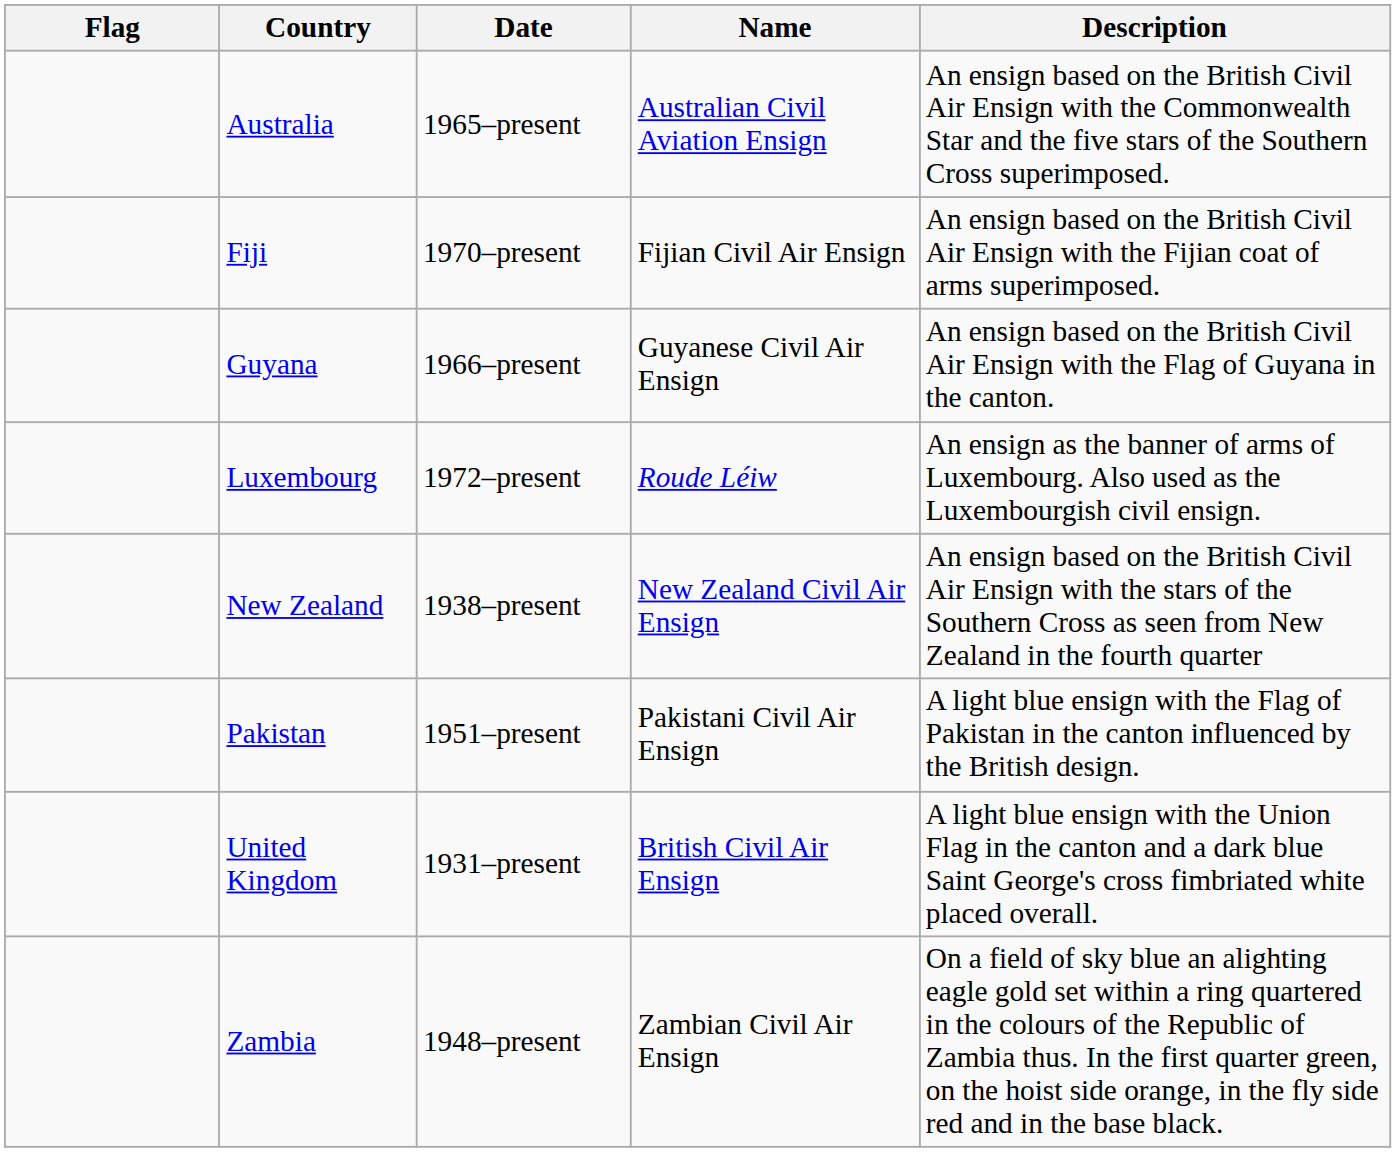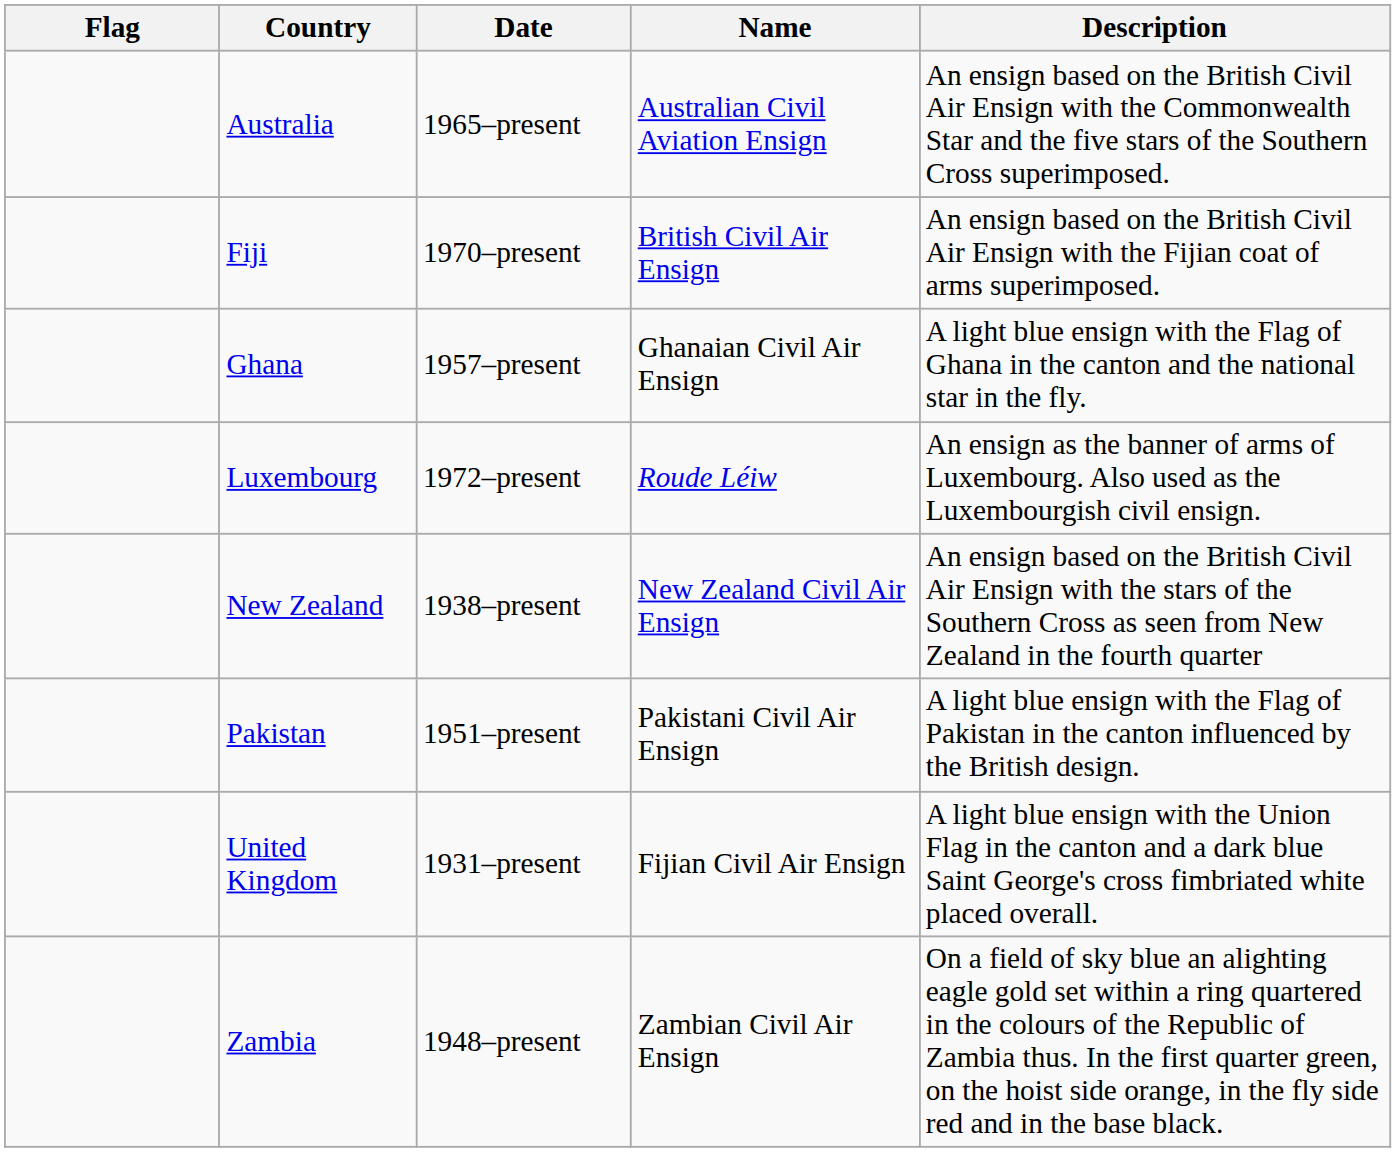(772, 252) Fijian Civil Air Ensign -> (733, 252) British Civil Air Ensign
+ row: (265, 364)
- row: (272, 364)
(733, 863) British Civil Air Ensign -> (772, 863) Fijian Civil Air Ensign
